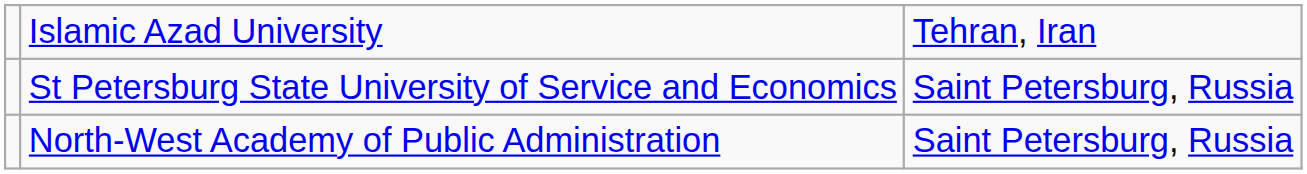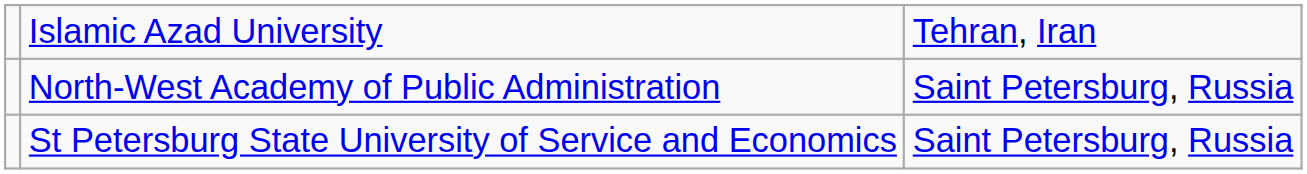rows swapped: (463, 86) <-> (375, 140)
